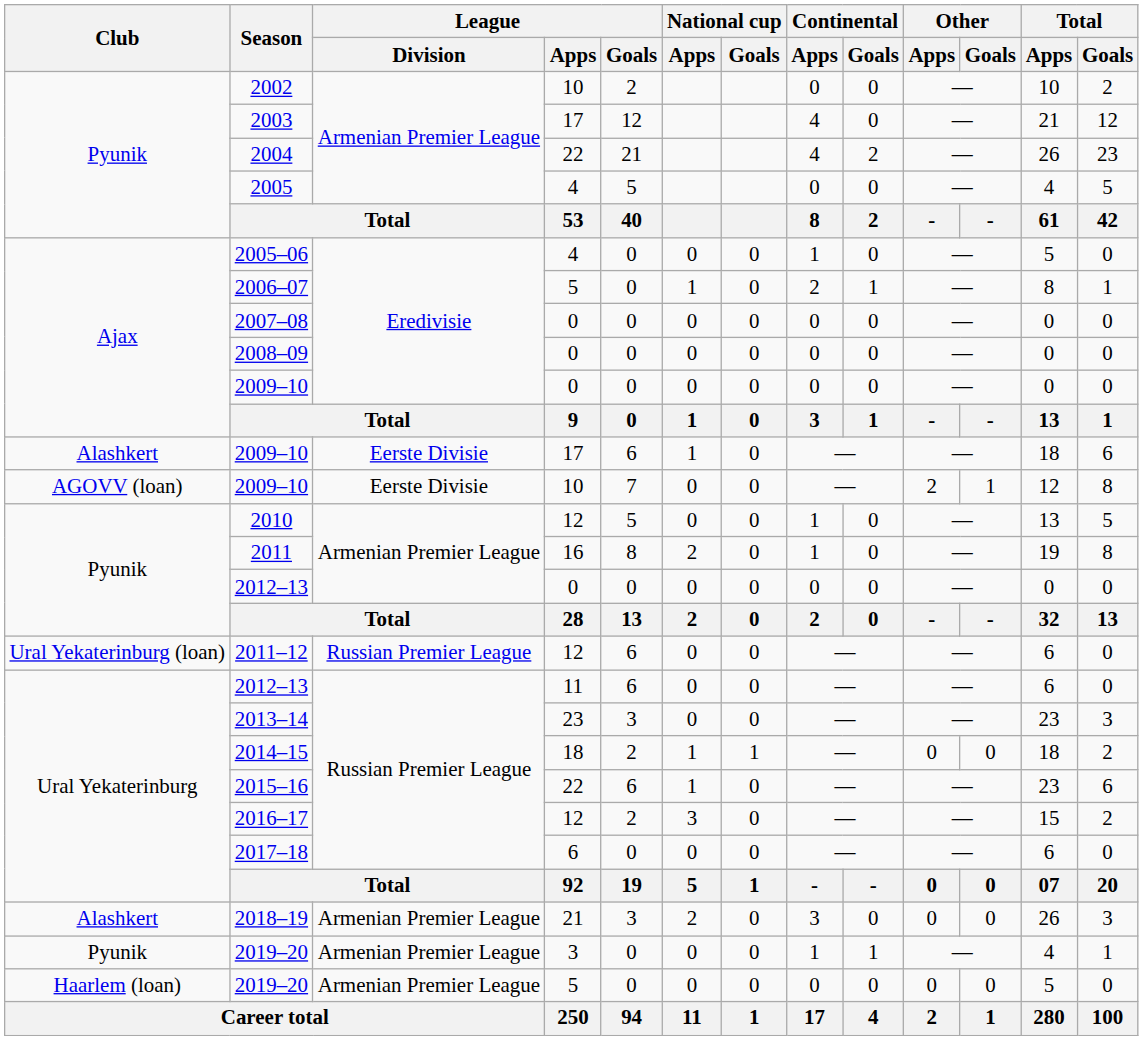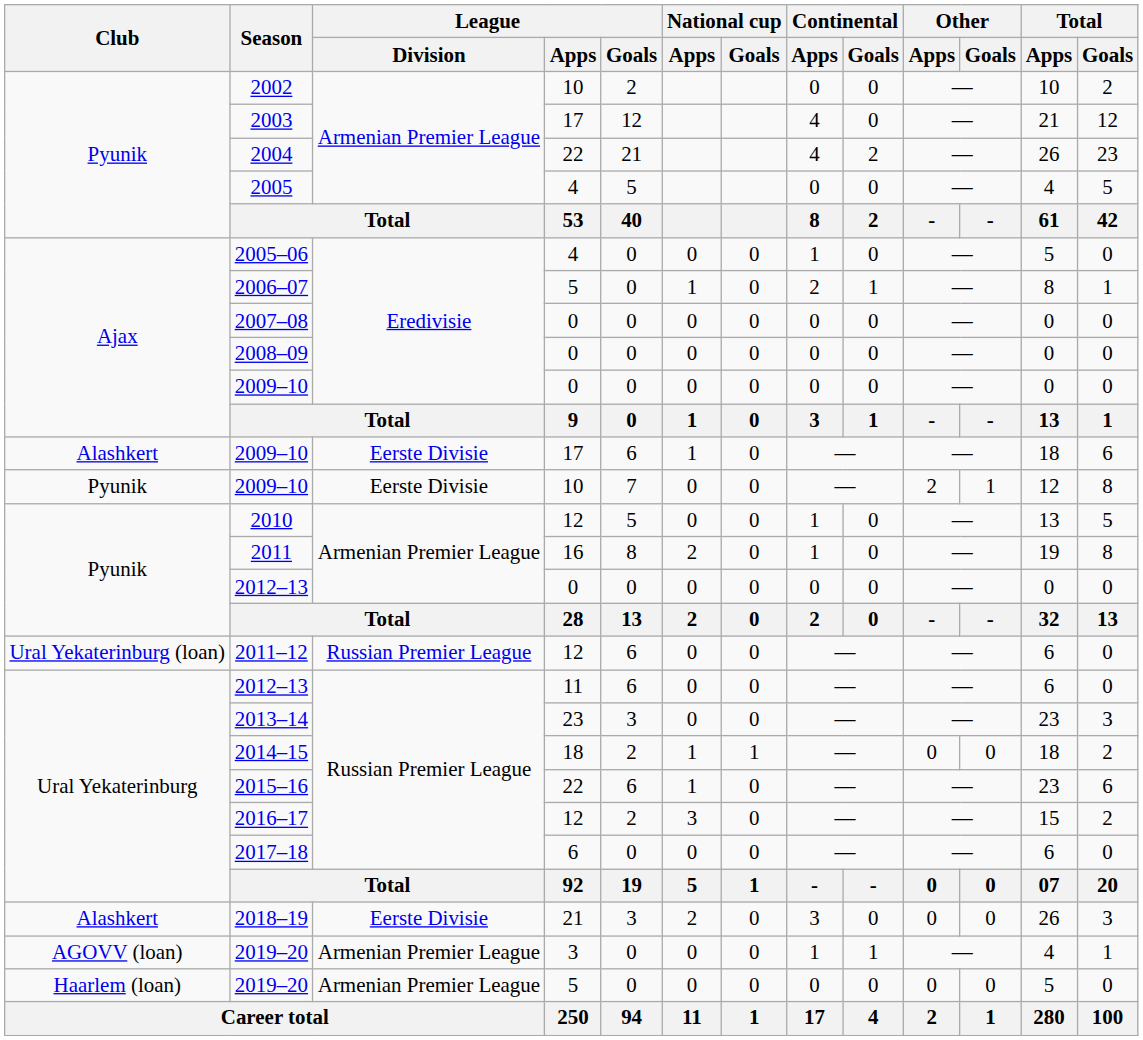(117, 486) AGOVV (loan) -> (117, 486) Pyunik
(429, 918) Armenian Premier League -> (429, 918) Eerste Divisie
(117, 951) Pyunik -> (117, 951) AGOVV (loan)
